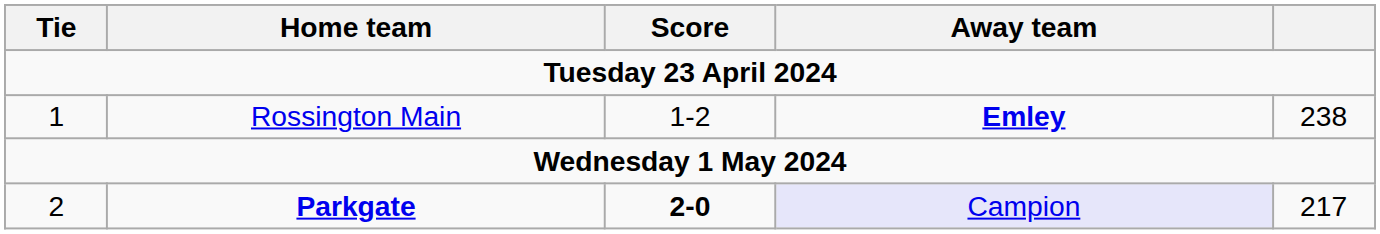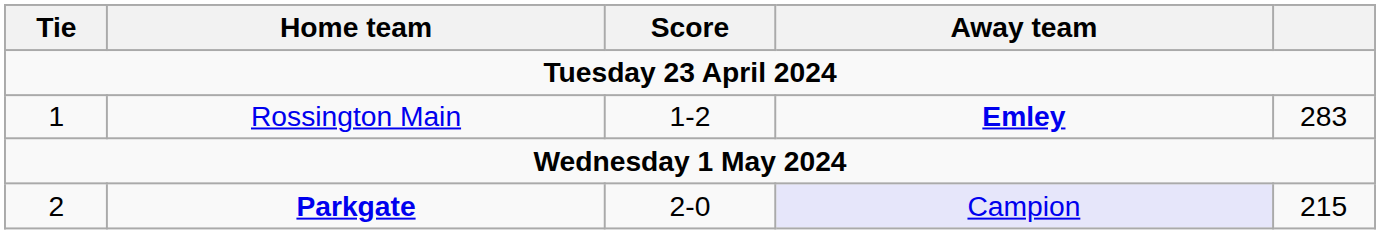(1324, 117) 238 -> (1324, 117) 283
(690, 206) bold -> (690, 206) normal
(1324, 206) 217 -> (1324, 206) 215
